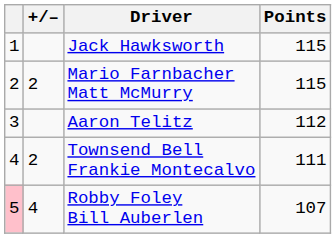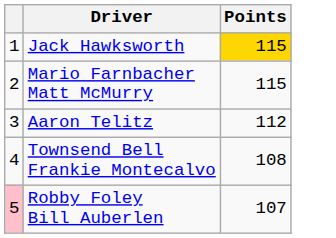- column: (43, 19)
(311, 47) no background -> (271, 47) gold background
(311, 161) 111 -> (271, 161) 108
